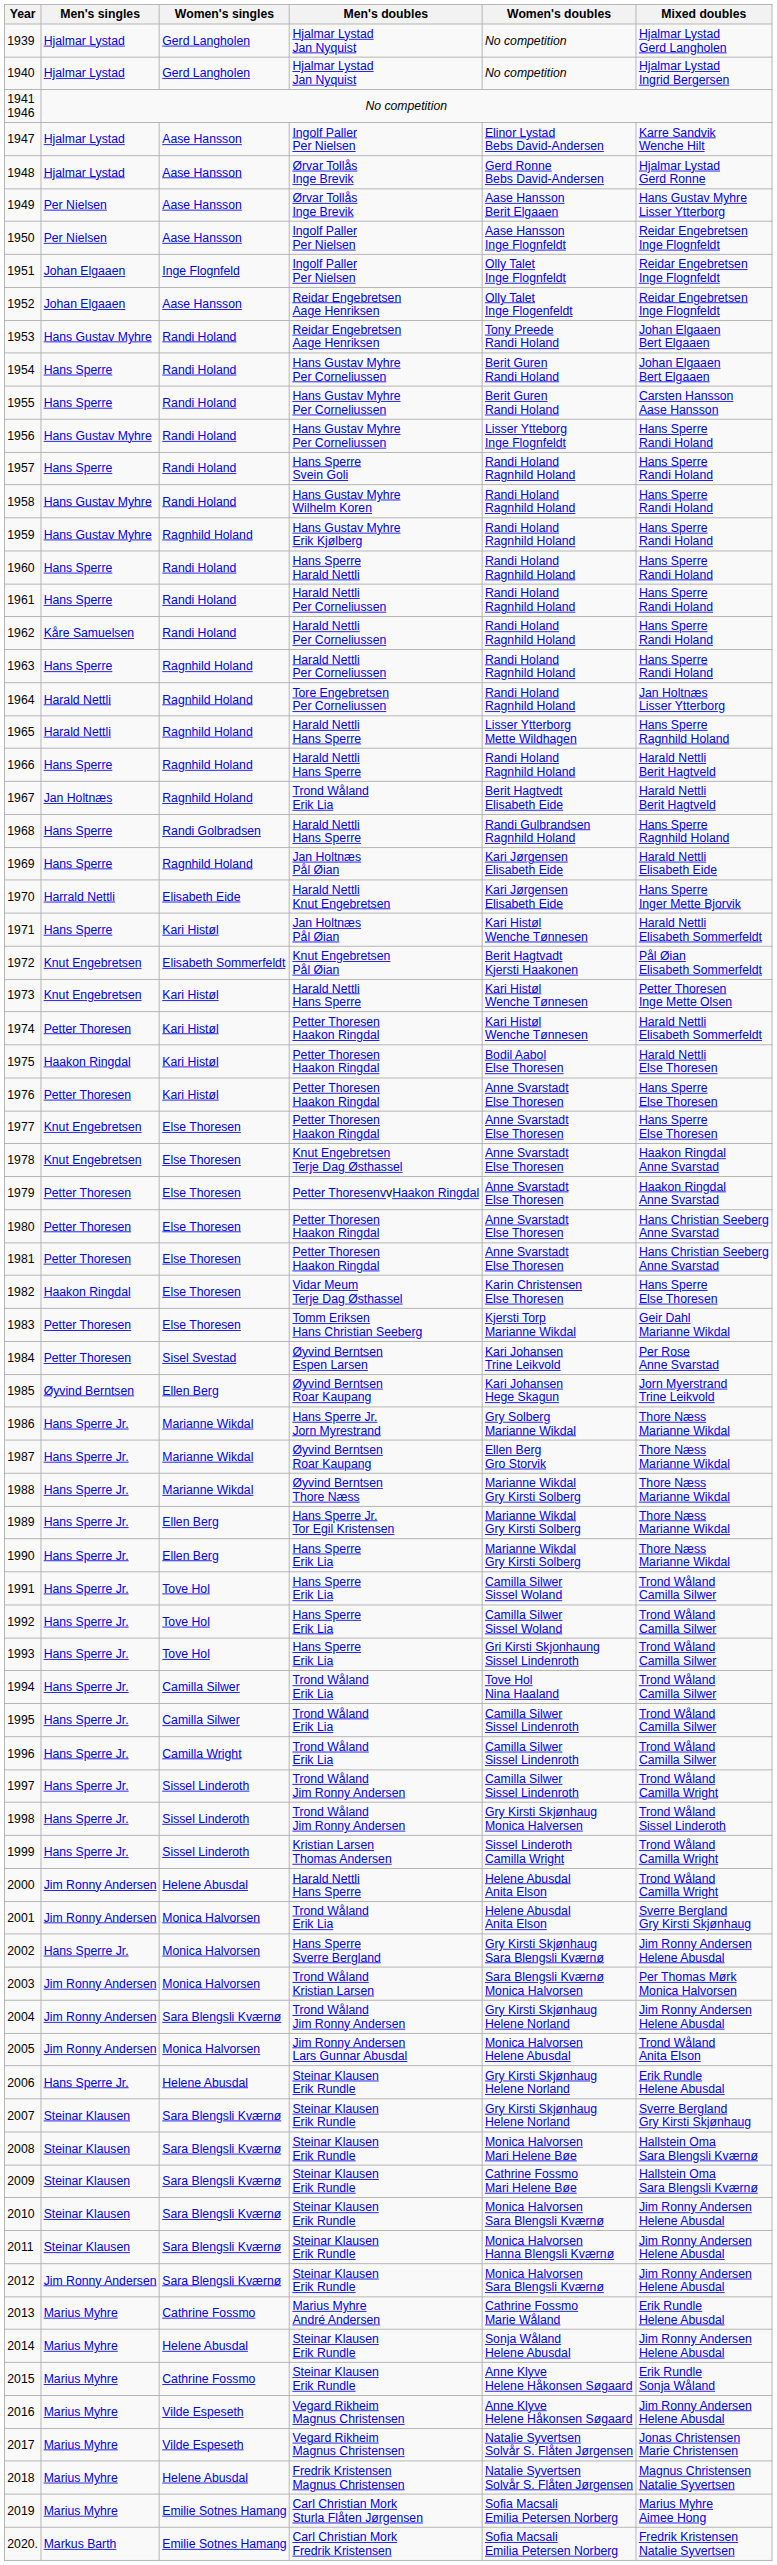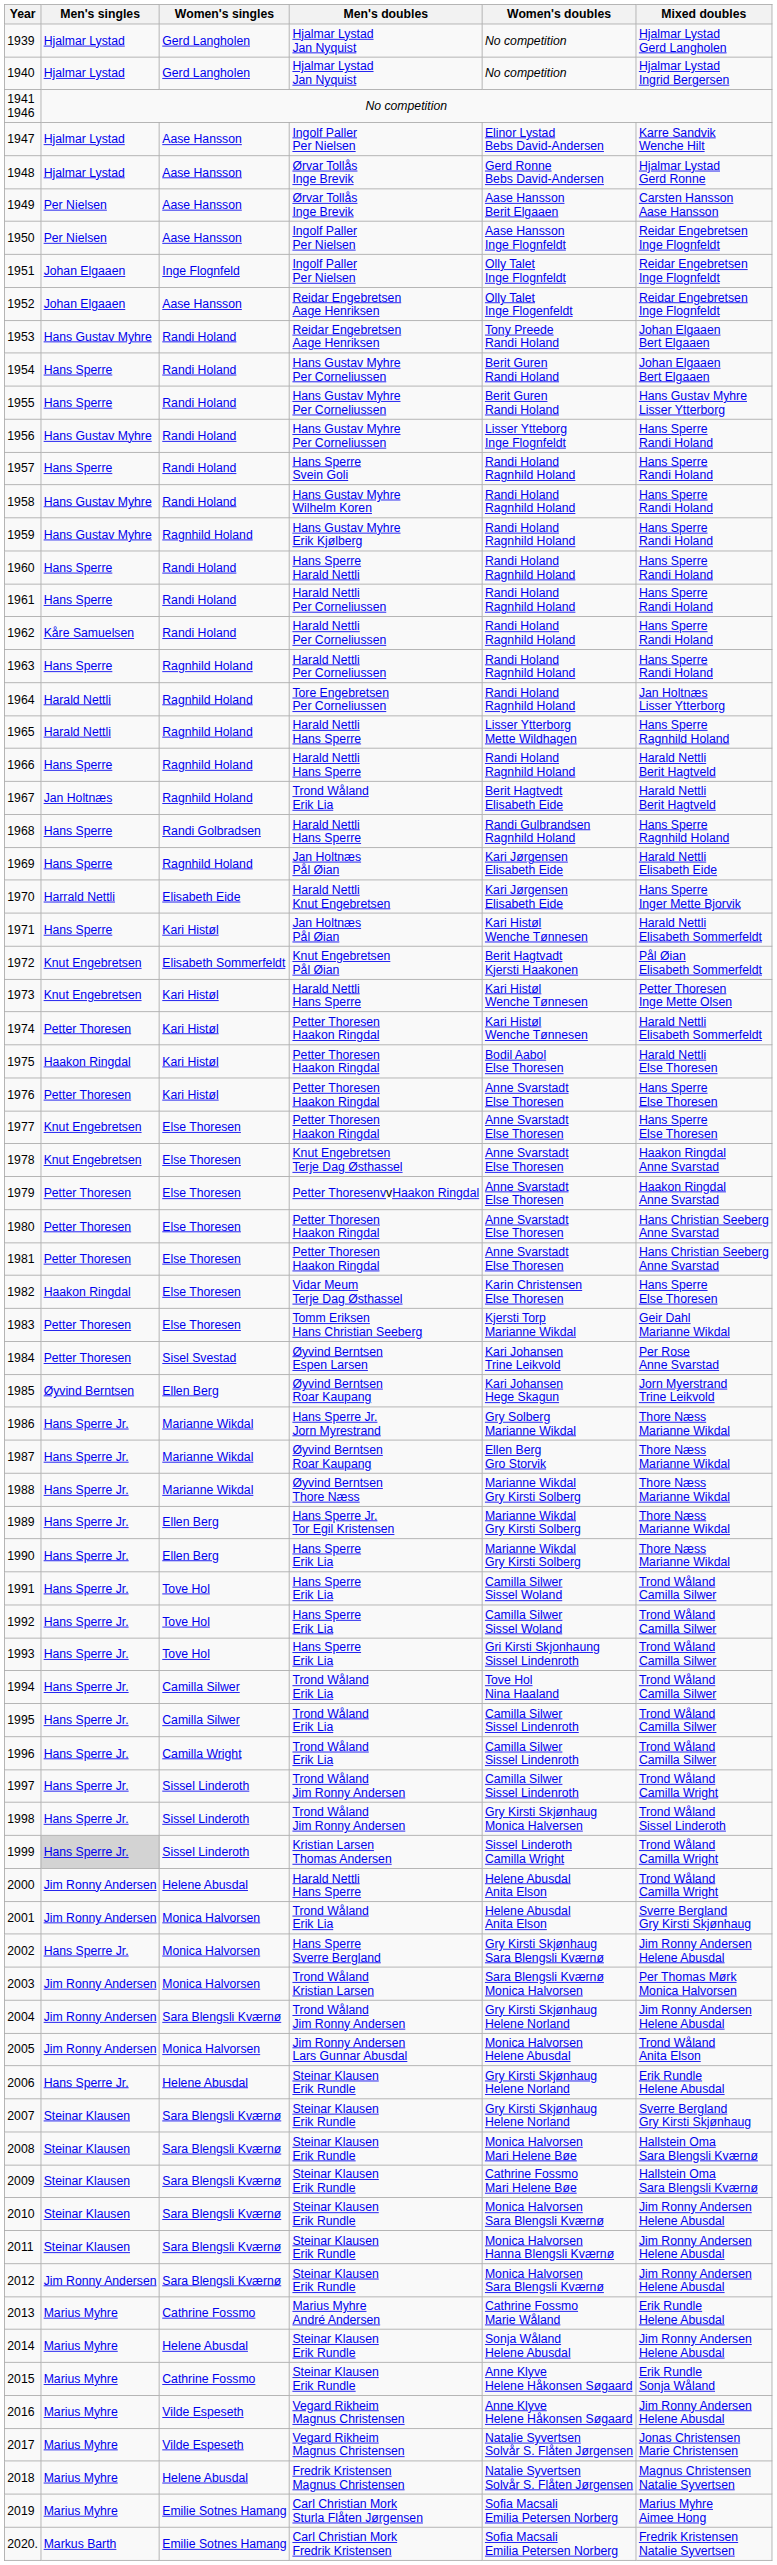(693, 205) Hans Gustav Myhre Lisser Ytterborg -> (686, 205) Carsten Hansson Aase Hansson
(686, 403) Carsten Hansson Aase Hansson -> (693, 403) Hans Gustav Myhre Lisser Ytterborg
(86, 1852) no background -> (86, 1852) lightgrey background
